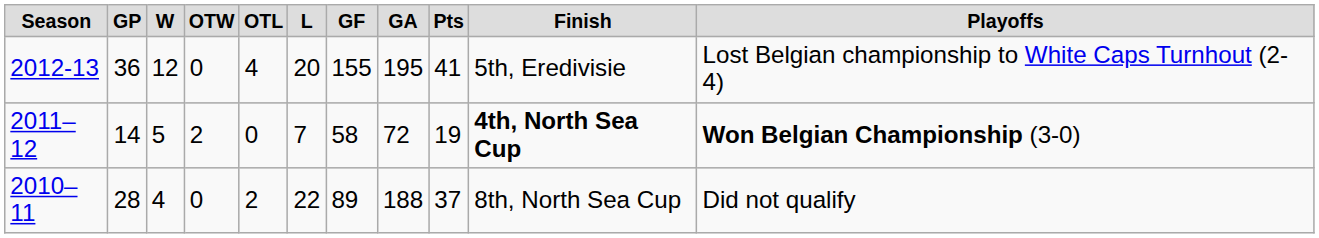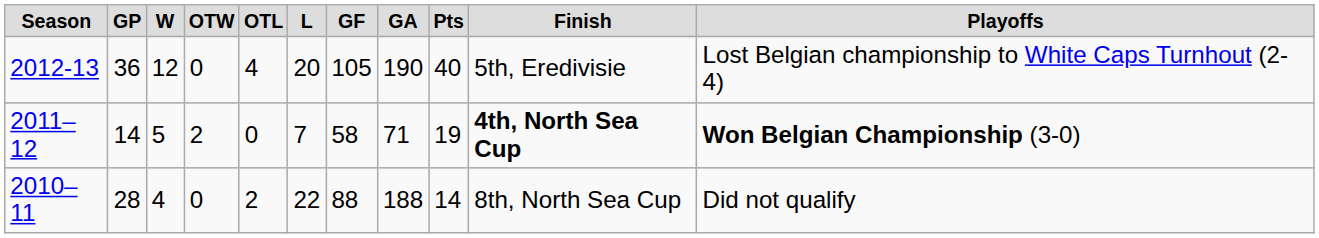(352, 69) 155 -> (352, 69) 105
(403, 69) 195 -> (403, 69) 190
(448, 69) 41 -> (448, 69) 40
(396, 134) 72 -> (396, 134) 71
(345, 200) 89 -> (345, 200) 88
(448, 200) 37 -> (448, 200) 14
